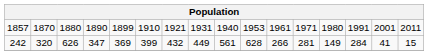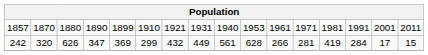(332, 27) 1980 -> (332, 27) 1981
(149, 43) 399 -> (149, 43) 299
(332, 43) 149 -> (332, 43) 419
(385, 43) 41 -> (385, 43) 17
